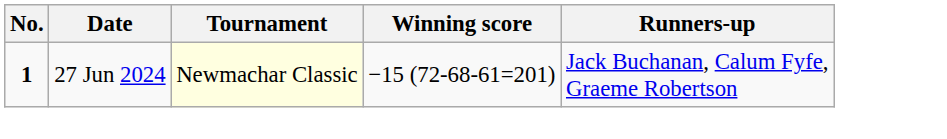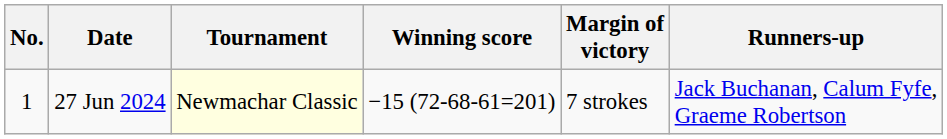+ column: (615, 36)
(27, 74) bold -> (27, 101) normal
